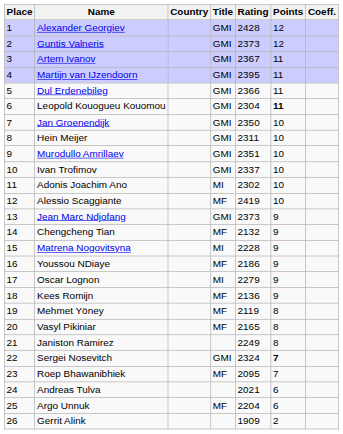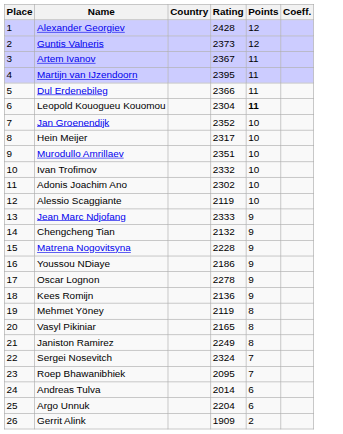- column: (223, 12)
(249, 122) 2350 -> (224, 122) 2352
(248, 138) 2311 -> (224, 138) 2317
(249, 169) 2337 -> (224, 169) 2332
(249, 201) 2419 -> (223, 201) 2119
(249, 216) 2373 -> (224, 216) 2333
(249, 279) 2279 -> (224, 279) 2278
(276, 358) bold -> (251, 358) normal
(249, 389) 2021 -> (224, 389) 2014
